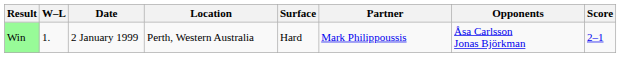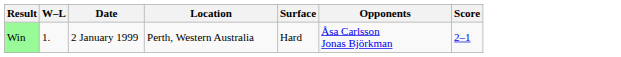- column: (385, 12)
